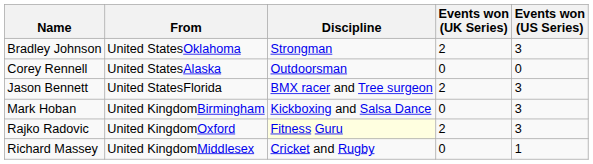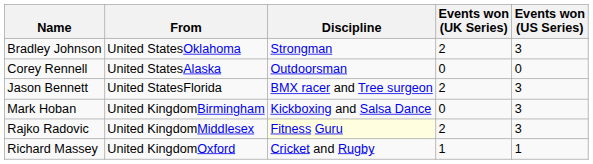(171, 128) United KingdomOxford -> (181, 128) United KingdomMiddlesex
(181, 149) United KingdomMiddlesex -> (171, 149) United KingdomOxford
(442, 149) 0 -> (442, 149) 1
